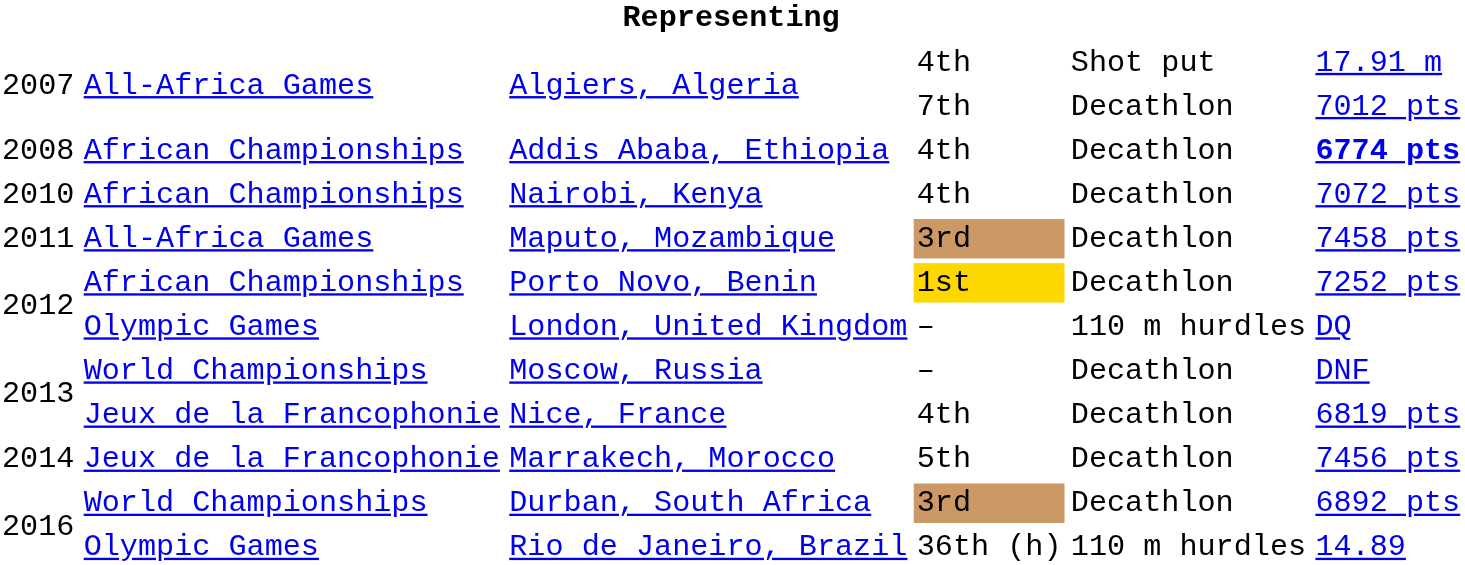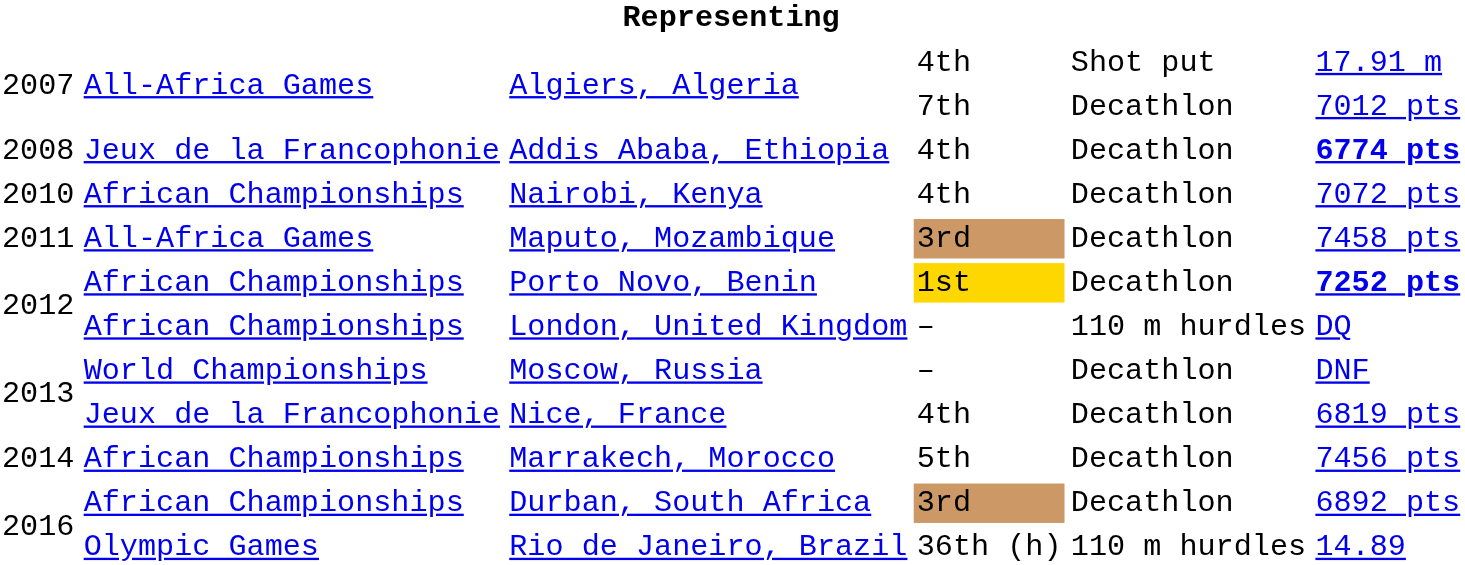(274, 151) African Championships -> (292, 151) Jeux de la Francophonie
(1388, 283) normal -> (1388, 283) bold
(201, 327) Olympic Games -> (274, 327) African Championships
(292, 459) Jeux de la Francophonie -> (274, 459) African Championships
(256, 503) World Championships -> (274, 503) African Championships
